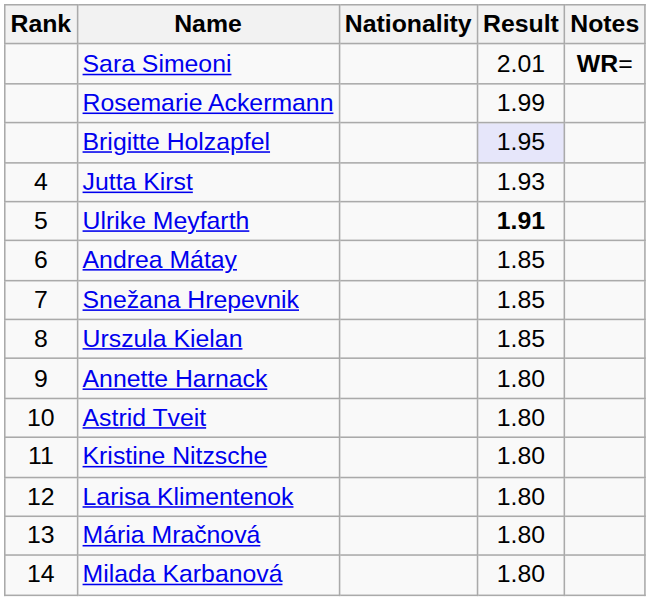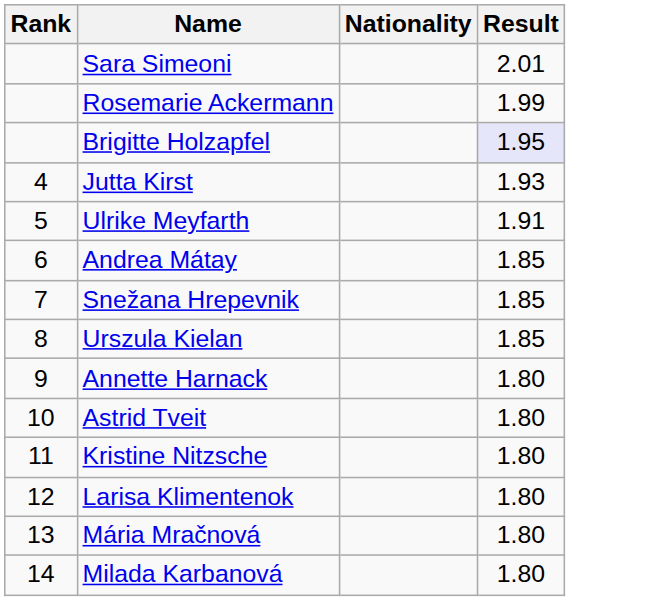- column: (605, 24)
(521, 220) bold -> (521, 220) normal
